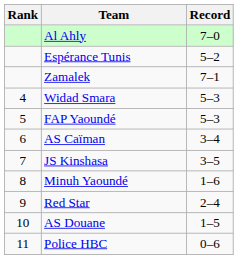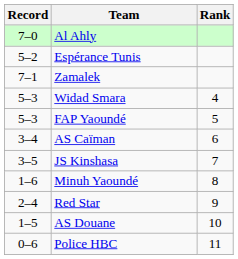columns swapped: (23, 14) <-> (210, 14)
